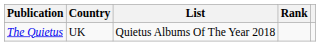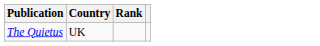- column: (195, 13)
